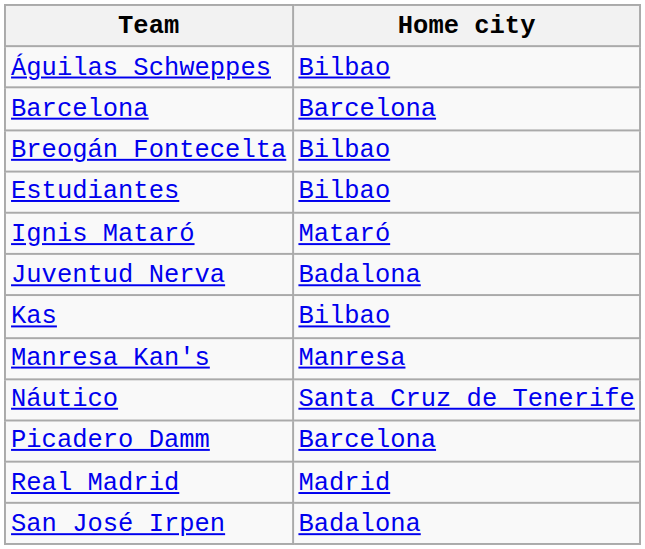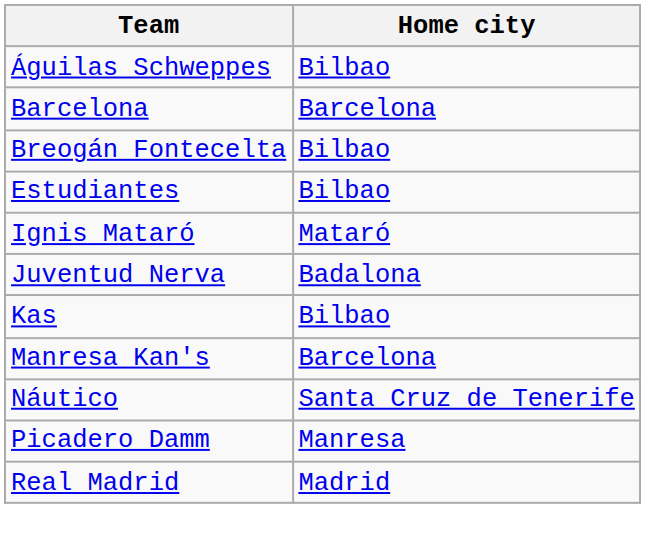(352, 358) Manresa -> (367, 358) Barcelona
(367, 441) Barcelona -> (352, 441) Manresa
- row: (118, 524)
